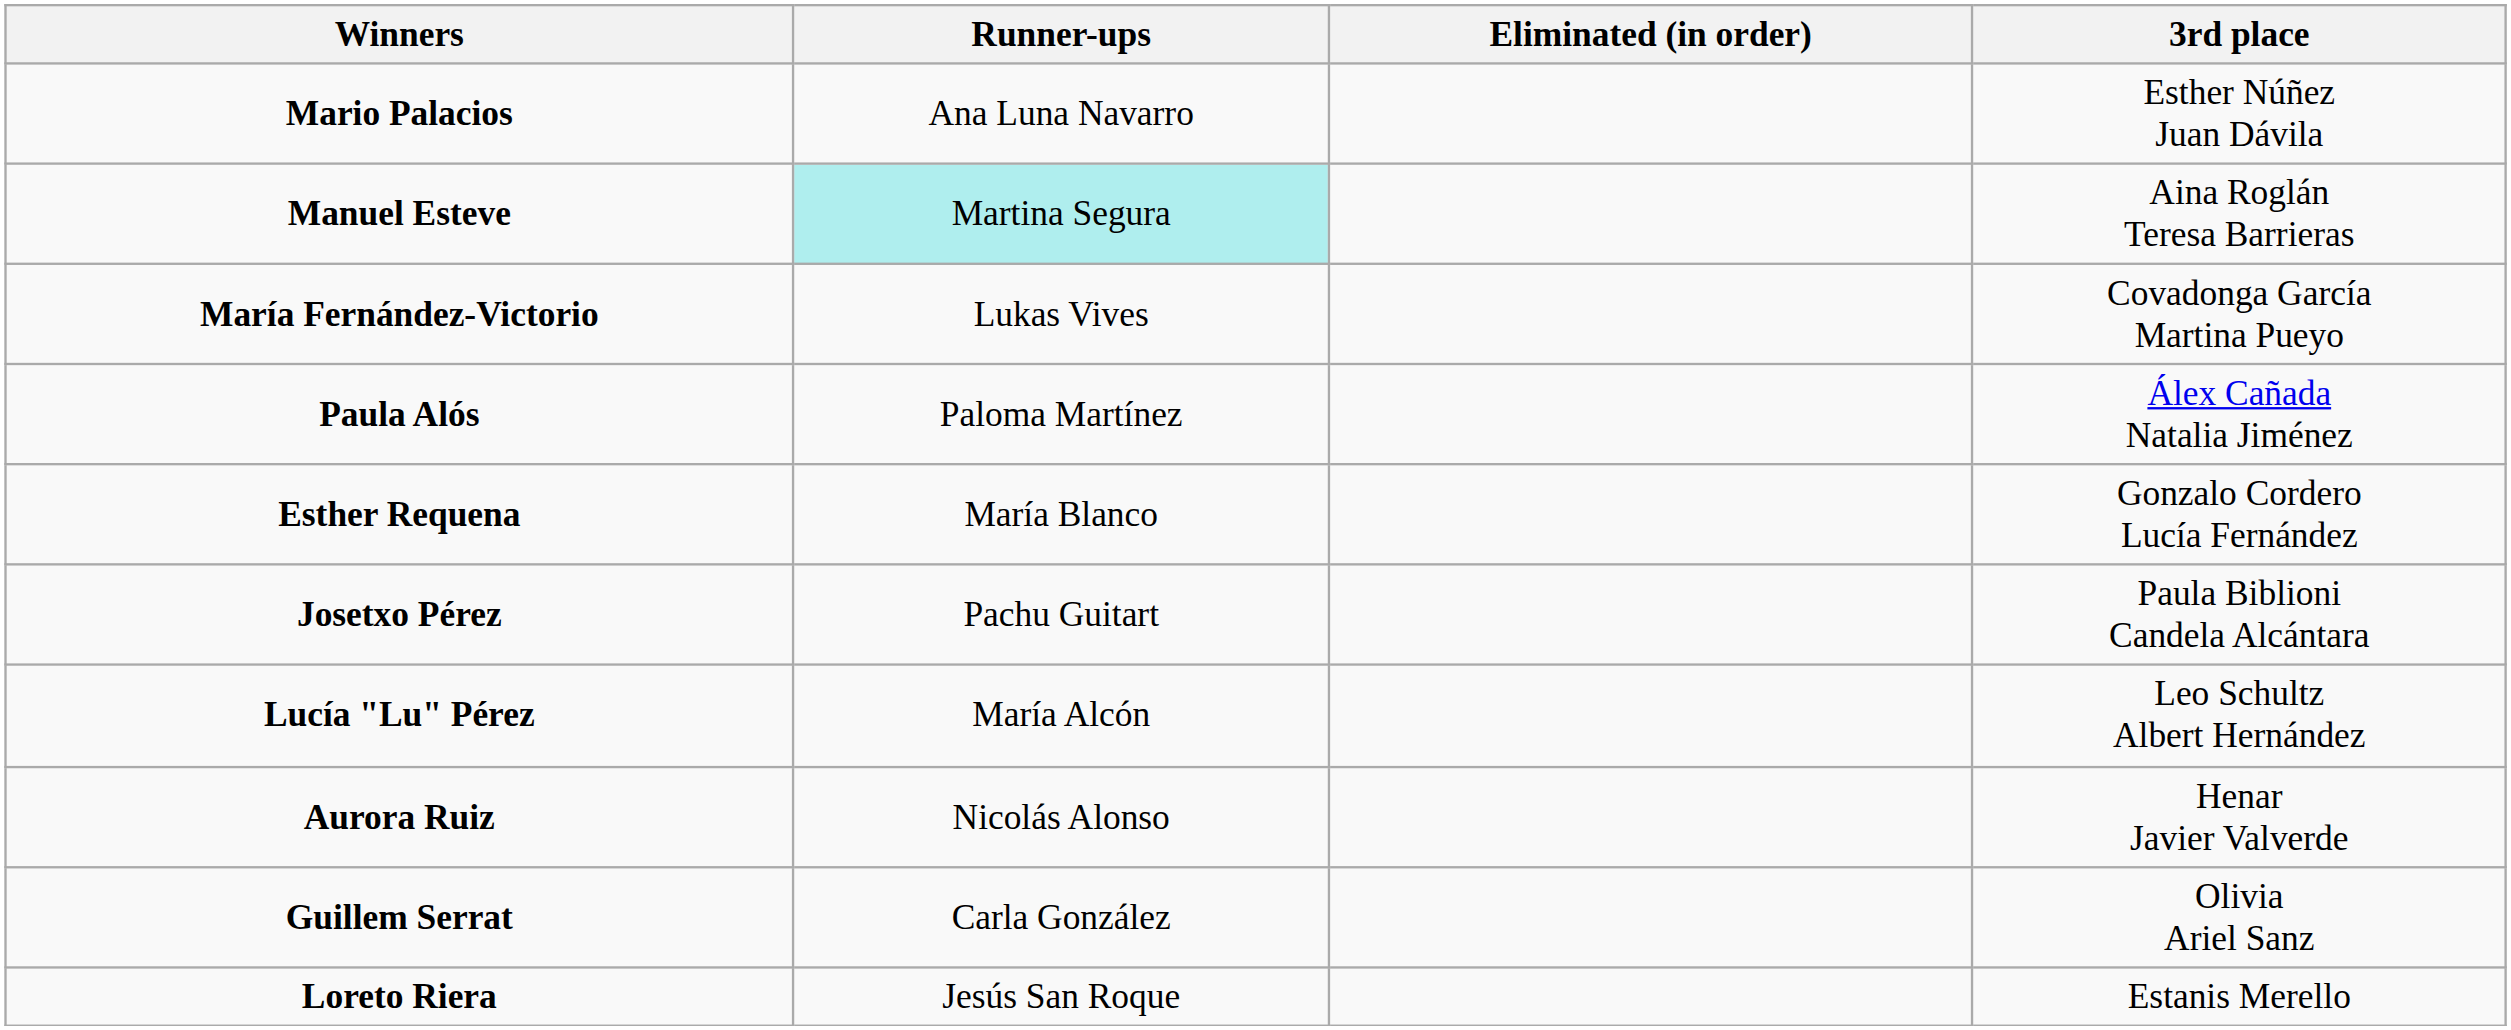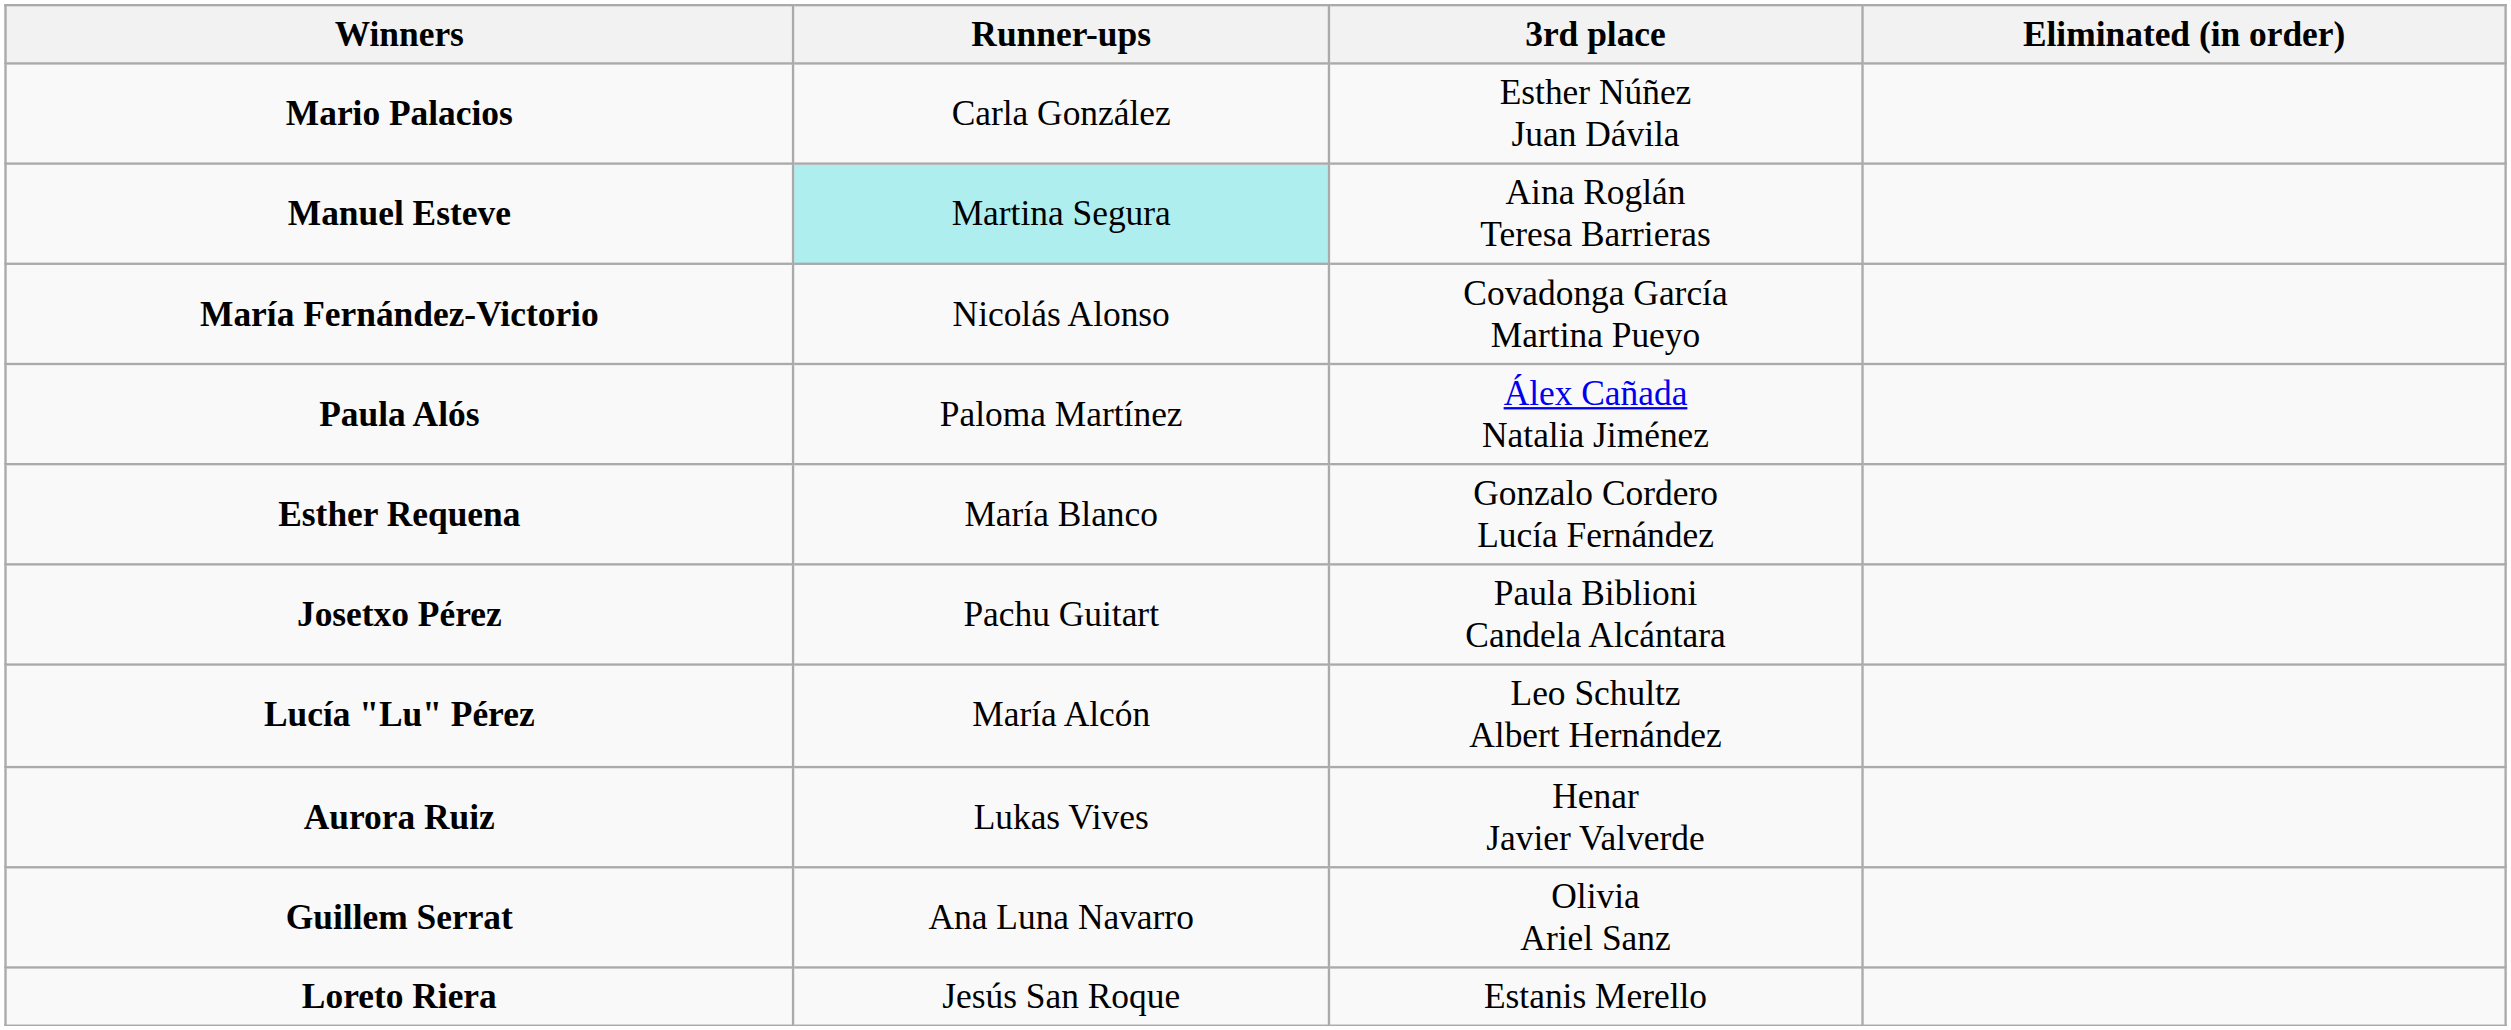columns swapped: (2239, 33) <-> (1651, 33)
(1061, 113) Ana Luna Navarro -> (1061, 113) Carla González
(1061, 313) Lukas Vives -> (1061, 313) Nicolás Alonso
(1061, 815) Nicolás Alonso -> (1061, 815) Lukas Vives
(1061, 915) Carla González -> (1061, 915) Ana Luna Navarro
